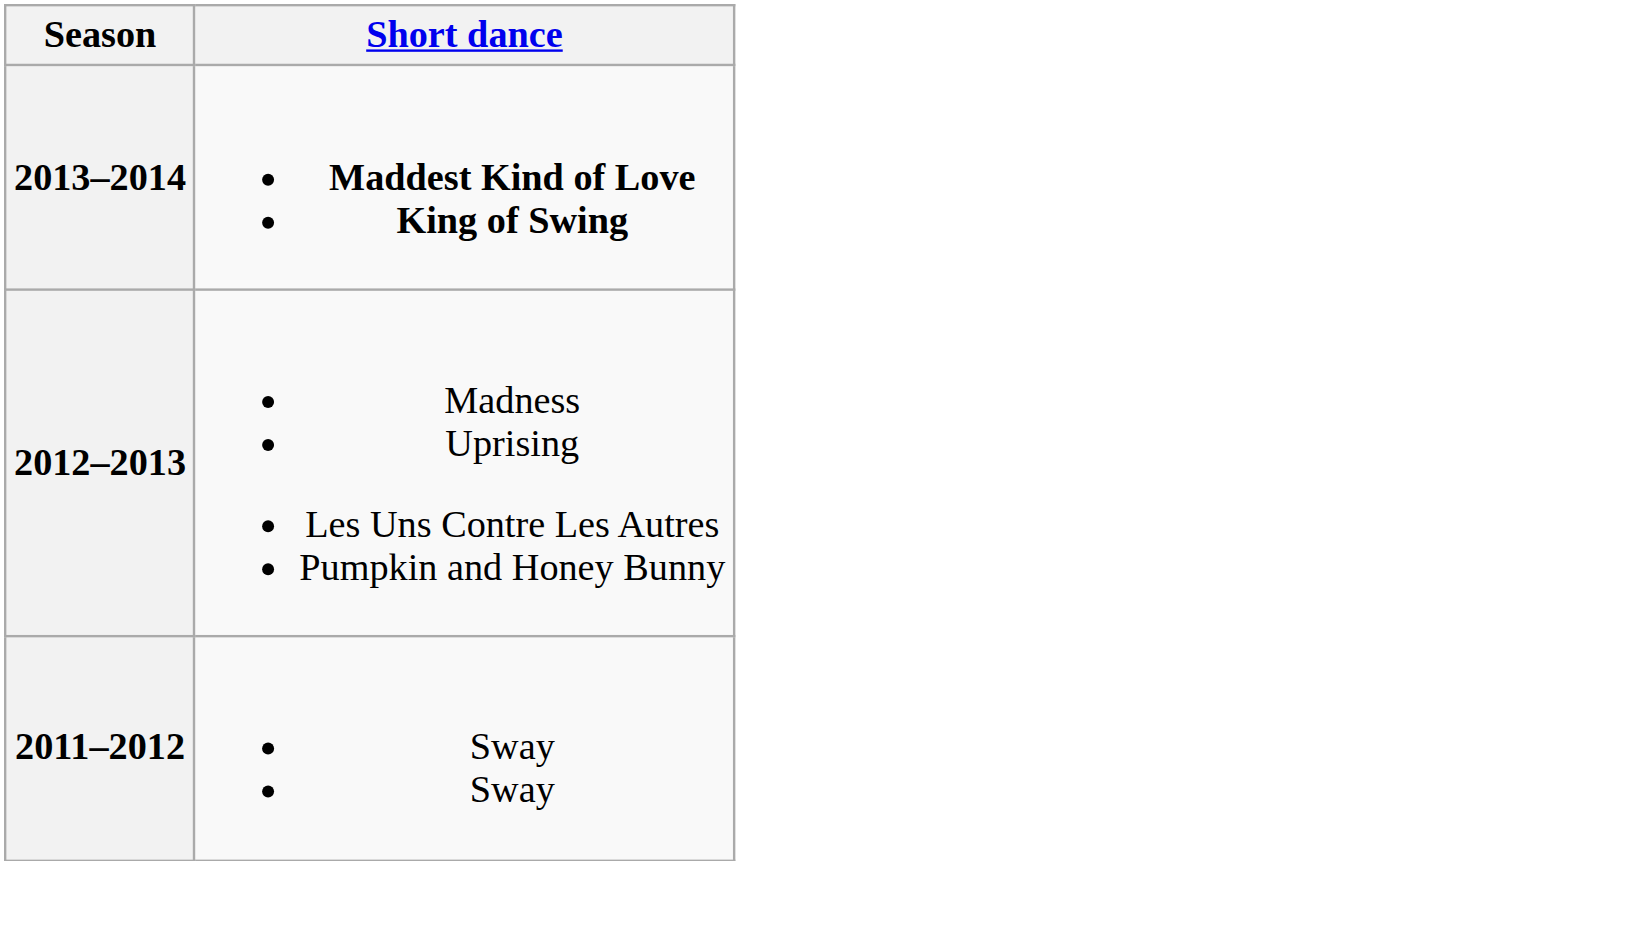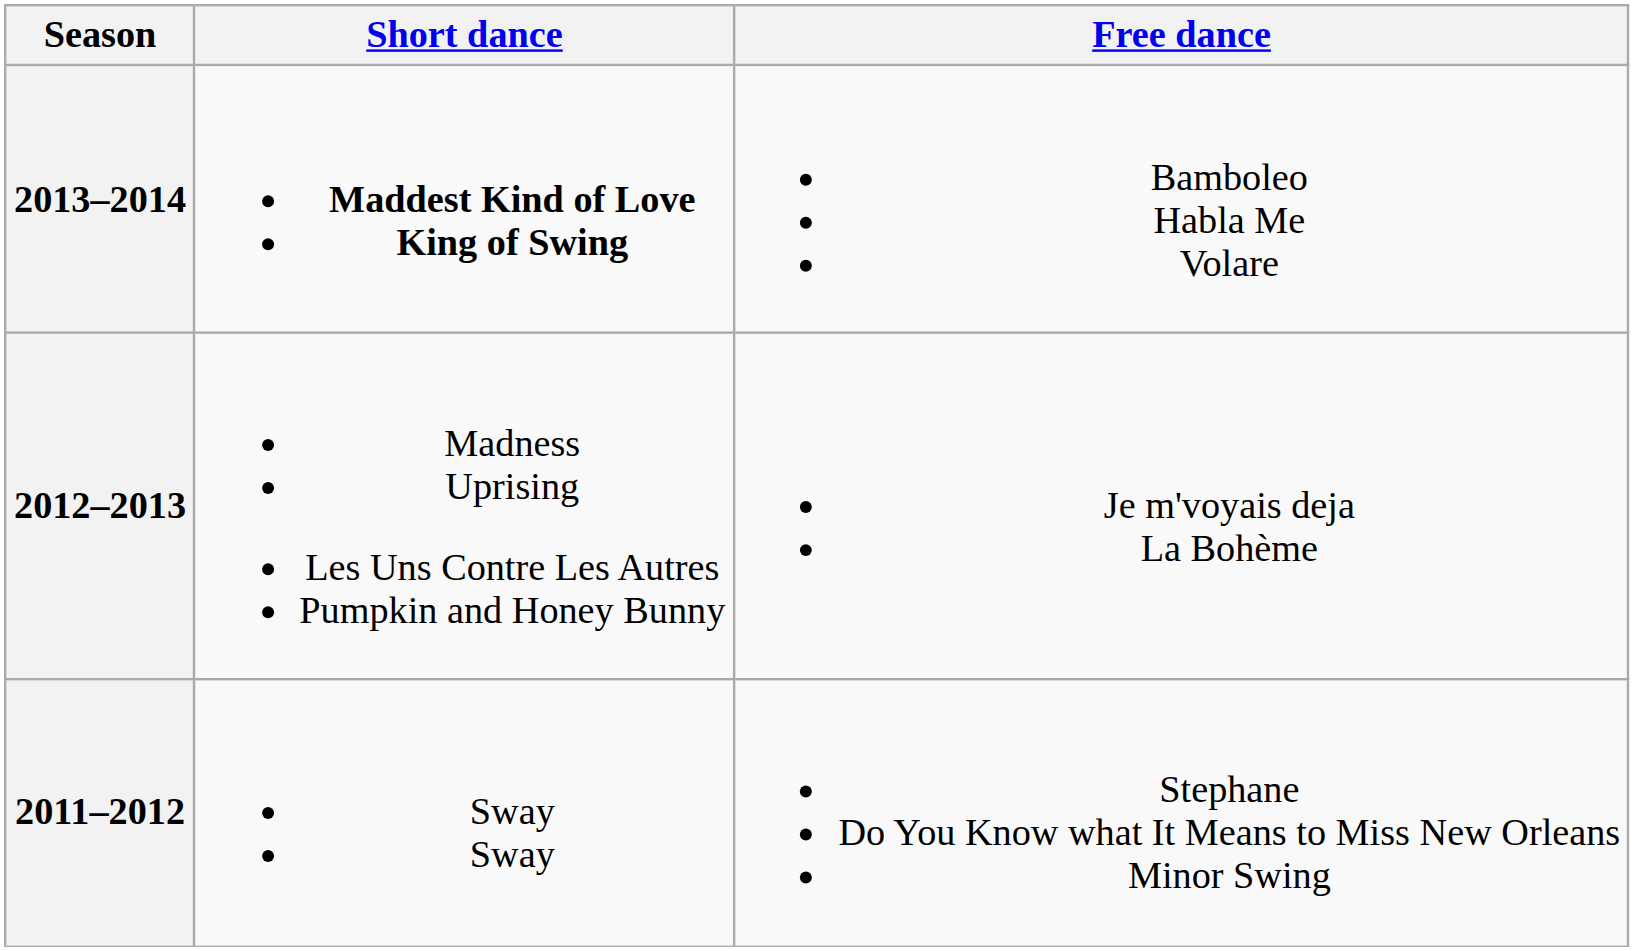+ column: (1182, 34)
